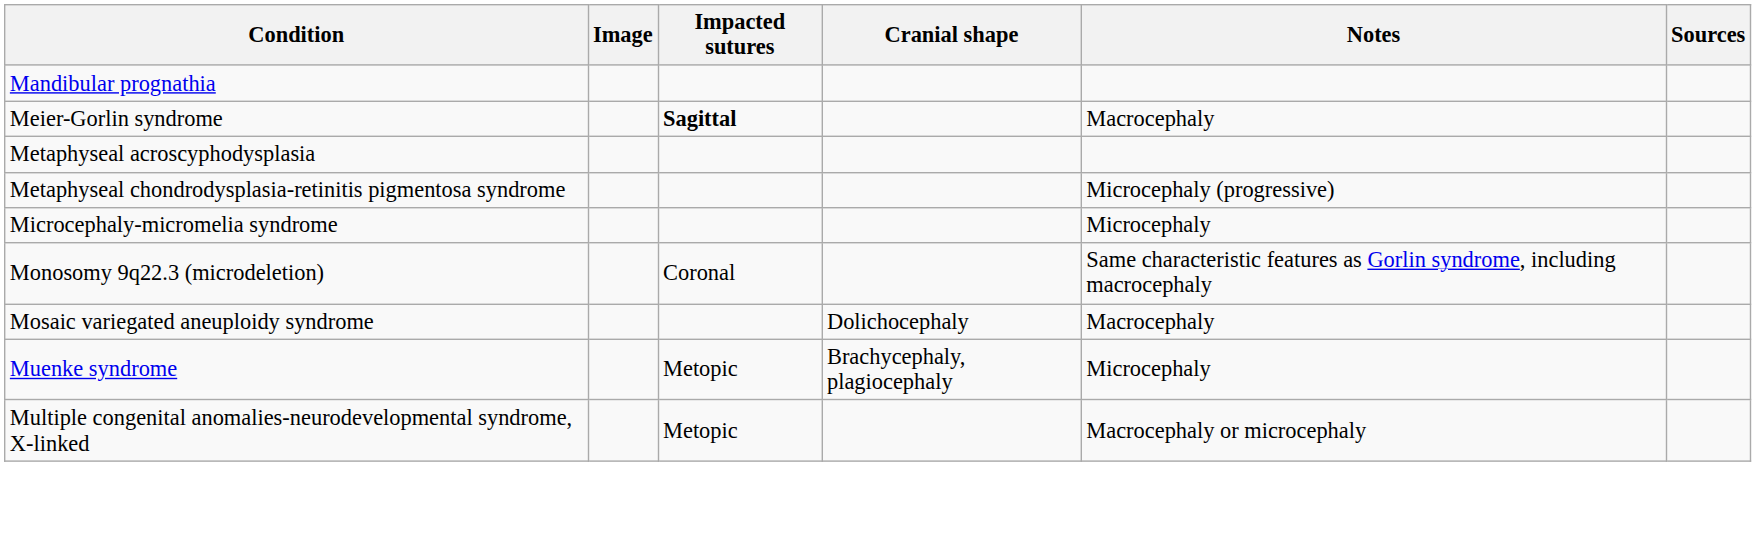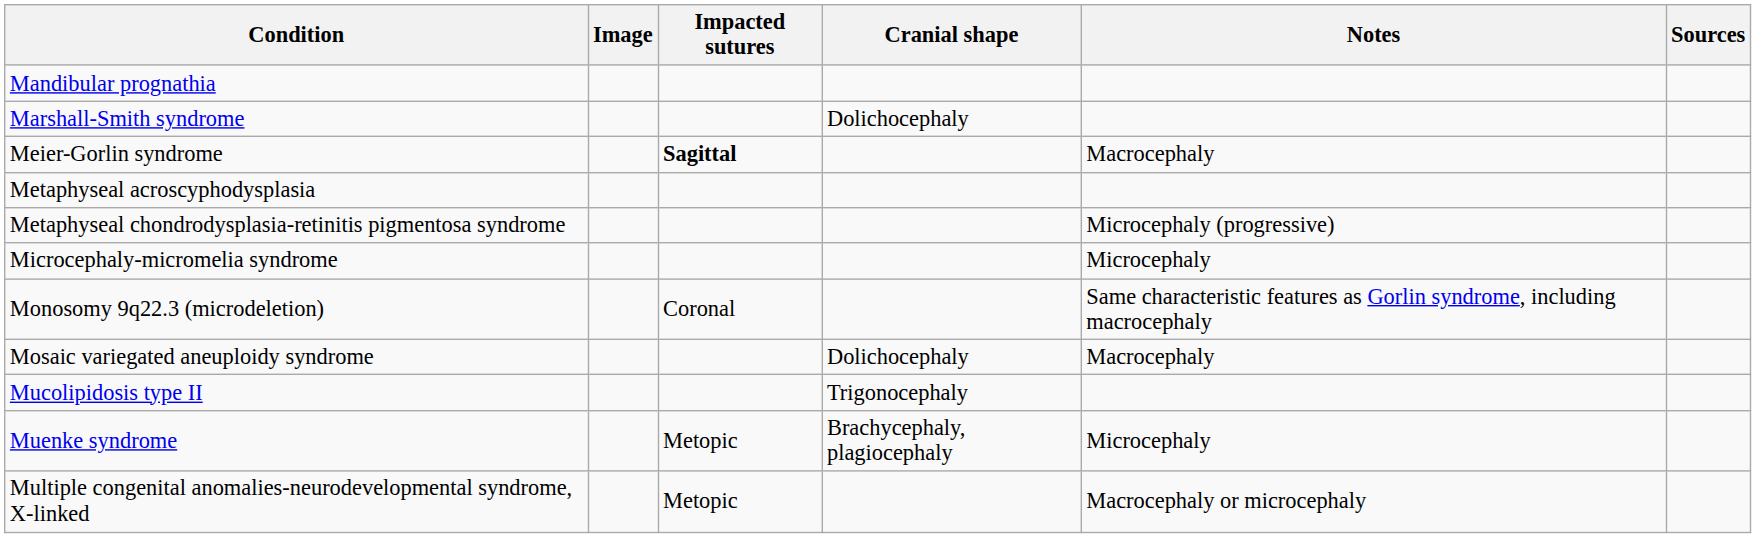+ row: (127, 118)
+ row: (106, 392)
